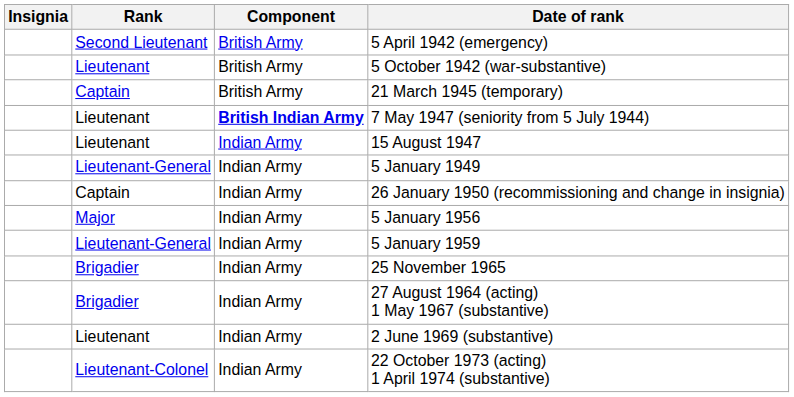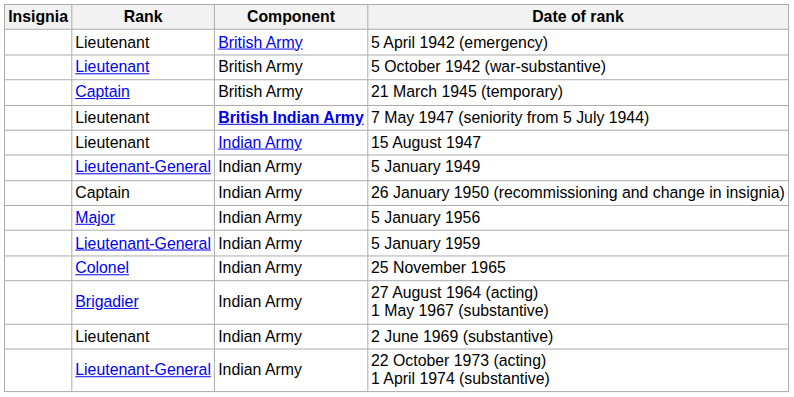(141, 42) Second Lieutenant -> (112, 42) Lieutenant
(107, 268) Brigadier -> (102, 268) Colonel
(142, 370) Lieutenant-Colonel -> (143, 370) Lieutenant-General
